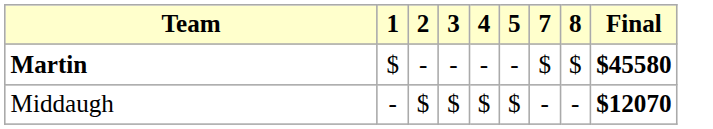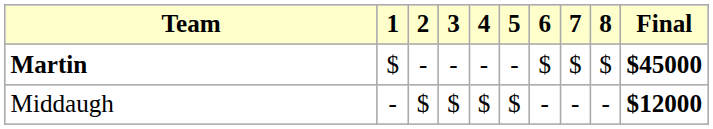+ column: (545, 24)
(634, 64) $45580 -> (664, 64) $45000
(634, 104) $12070 -> (664, 104) $12000
